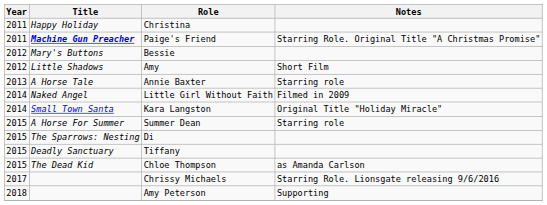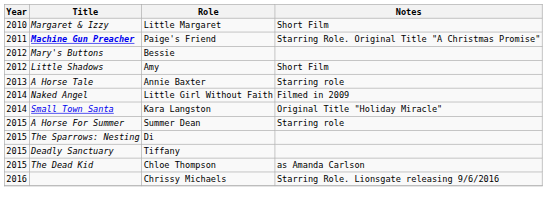+ row: (182, 25)
- row: (167, 25)
(17, 179) 2017 -> (17, 179) 2016
- row: (175, 193)
